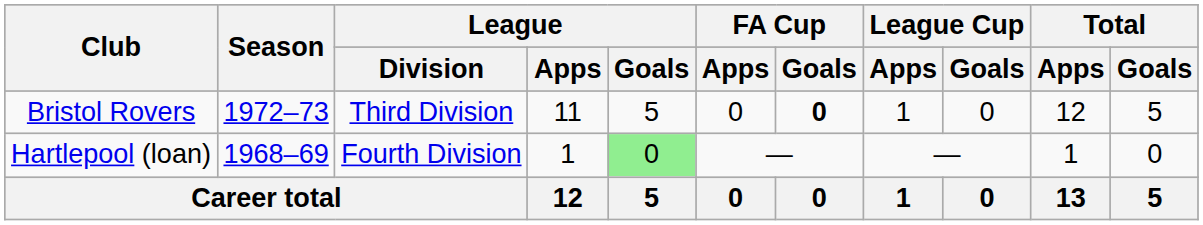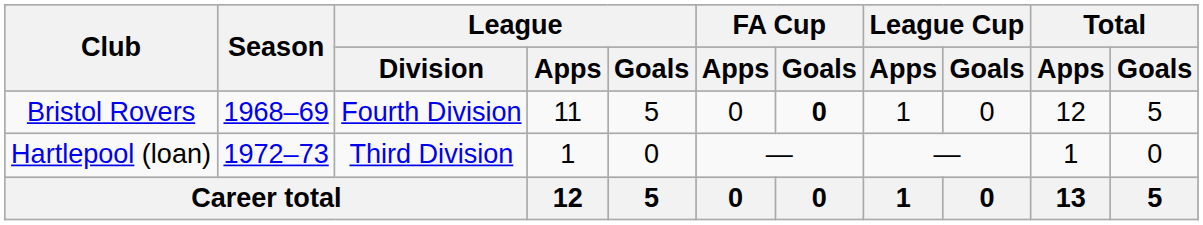(276, 111) 1972–73 -> (276, 111) 1968–69
(431, 111) Third Division -> (431, 111) Fourth Division
(276, 154) 1968–69 -> (276, 154) 1972–73
(431, 154) Fourth Division -> (431, 154) Third Division
(652, 154) lightgreen background -> (652, 154) no background
